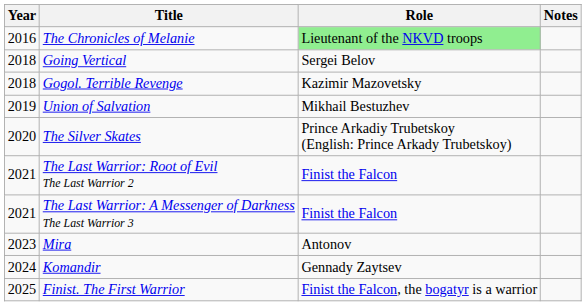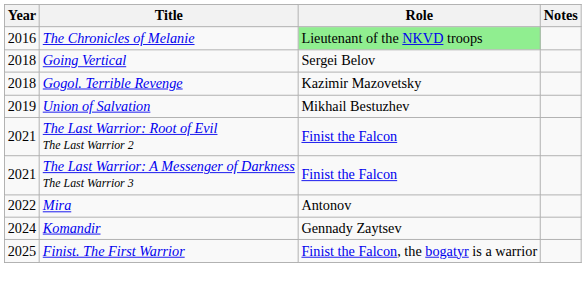- row: (92, 136)
(22, 244) 2023 -> (22, 205) 2022
